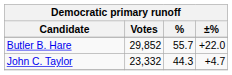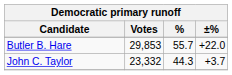(145, 46) 29,852 -> (145, 46) 29,853
(215, 62) +4.7 -> (215, 62) +3.7
